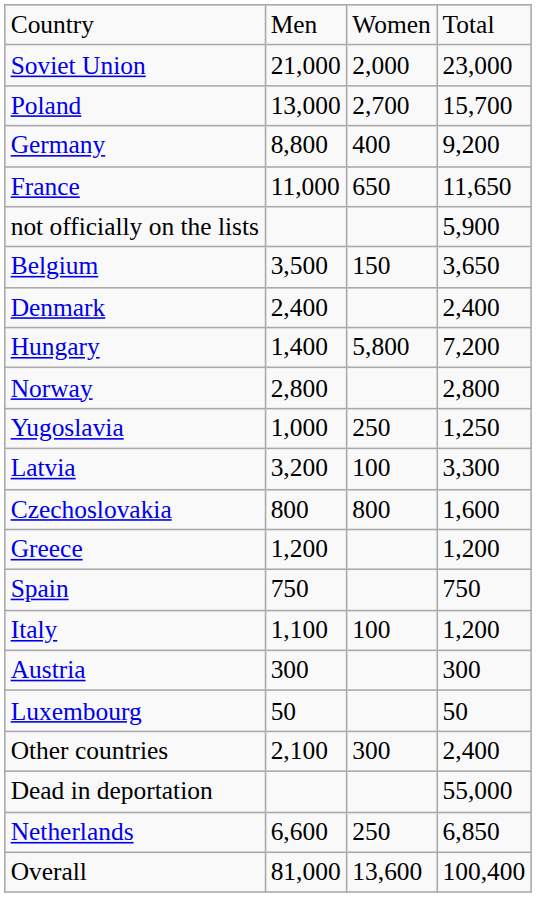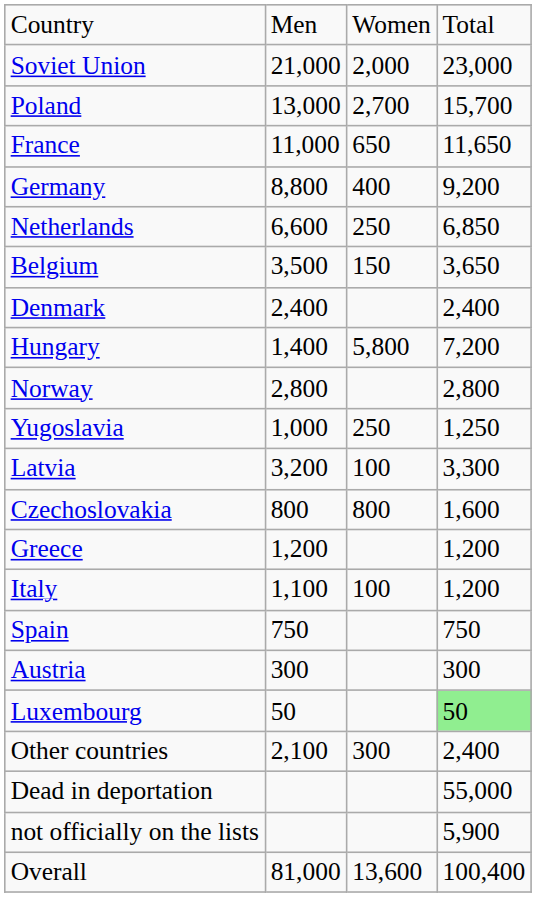rows swapped: (45, 186) <-> (58, 145)
rows swapped: (72, 831) <-> (135, 226)
rows swapped: (34, 629) <-> (40, 589)
(455, 710) no background -> (455, 710) lightgreen background
